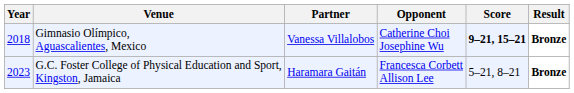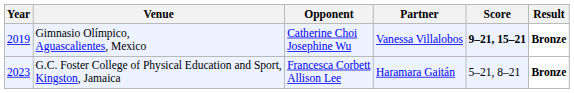columns swapped: (331, 14) <-> (421, 14)
(19, 40) 2018 -> (19, 40) 2019
